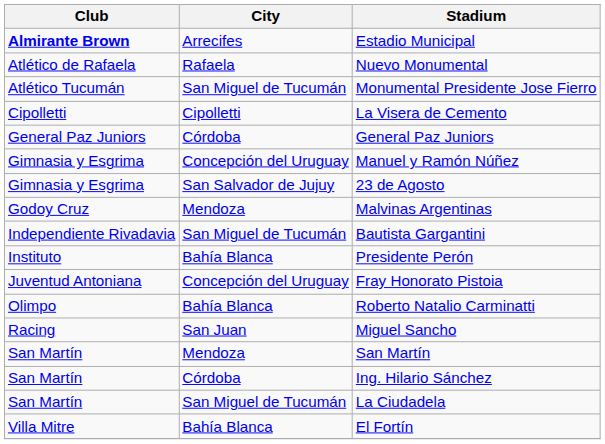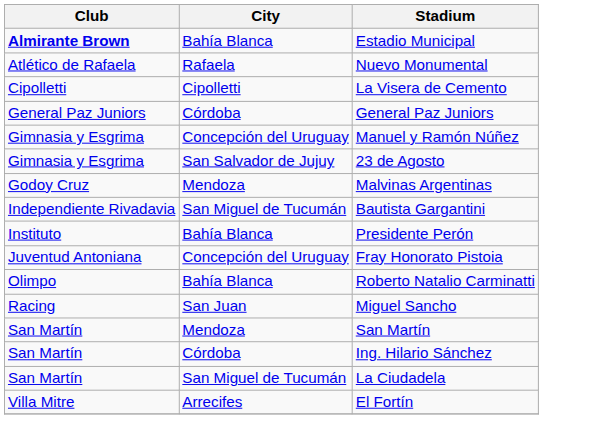(212, 40) Arrecifes -> (228, 40) Bahía Blanca
- row: (476, 88)
(228, 426) Bahía Blanca -> (212, 402) Arrecifes
